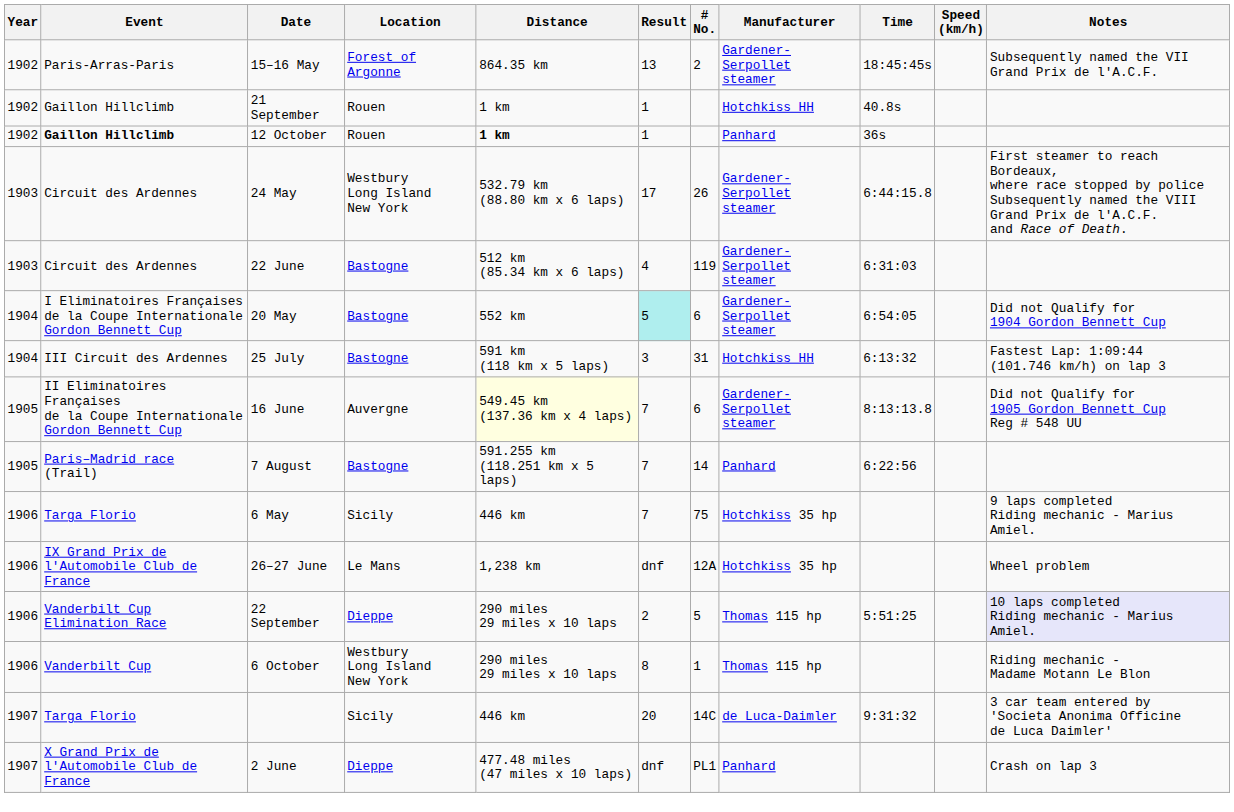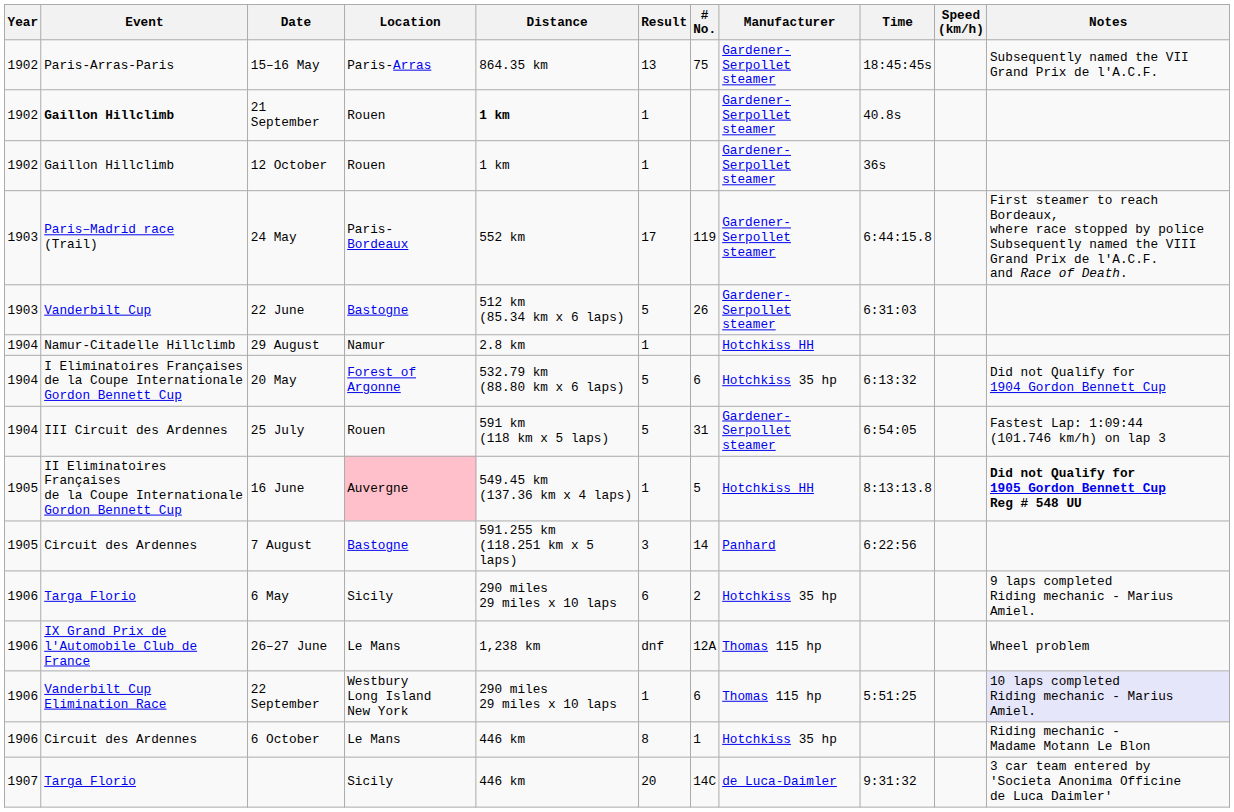(382, 65) Forest of Argonne -> (389, 65) Paris-Arras
(697, 65) 2 -> (701, 65) 75
(109, 108) normal -> (109, 115) bold
(494, 108) normal -> (494, 115) bold
(768, 108) Hotchkiss HH -> (757, 115) Gardener-Serpollet steamer
(109, 136) bold -> (109, 165) normal
(494, 136) bold -> (494, 165) normal
(749, 136) Panhard -> (757, 165) Gardener-Serpollet steamer
(121, 193) Circuit des Ardennes -> (109, 238) Paris–Madrid race (Trail)
(389, 193) Westbury Long Island New York -> (378, 238) Paris- Bordeaux
(552, 193) 532.79 km (88.80 km x 6 laps) -> (502, 238) 552 km
(701, 193) 26 -> (705, 238) 119
(121, 266) Circuit des Ardennes -> (98, 310) Vanderbilt Cup
(645, 266) 4 -> (645, 310) 5
(705, 266) 119 -> (701, 310) 26
+ row: (285, 345)
(378, 316) Bastogne -> (382, 381) Forest of Argonne
(502, 316) 552 km -> (552, 381) 532.79 km (88.80 km x 6 laps)
(645, 316) paleturquoise background -> (645, 381) no background
(757, 316) Gardener-Serpollet steamer -> (780, 381) Hotchkiss 35 hp
(890, 316) 6:54:05 -> (890, 381) 6:13:32
(378, 359) Bastogne -> (366, 431) Rouen
(645, 359) 3 -> (645, 431) 5
(768, 359) Hotchkiss HH -> (757, 431) Gardener-Serpollet steamer
(890, 359) 6:13:32 -> (890, 431) 6:54:05
(378, 409) no background -> (378, 488) pink background
(556, 409) lightyellow background -> (556, 488) no background
(645, 409) 7 -> (645, 488) 1
(697, 409) 6 -> (697, 488) 5
(757, 409) Gardener-Serpollet steamer -> (768, 488) Hotchkiss HH
(1078, 409) normal -> (1078, 488) bold
(109, 466) Paris–Madrid race (Trail) -> (121, 546) Circuit des Ardennes
(645, 466) 7 -> (645, 546) 3
(502, 517) 446 km -> (548, 596) 290 miles 29 miles x 10 laps
(645, 517) 7 -> (645, 596) 6
(701, 517) 75 -> (697, 596) 2
(780, 567) Hotchkiss 35 hp -> (772, 646) Thomas 115 hp
(370, 617) Dieppe -> (389, 696) Westbury Long Island New York
(645, 617) 2 -> (645, 696) 1
(697, 617) 5 -> (697, 696) 6
(98, 667) Vanderbilt Cup -> (121, 739) Circuit des Ardennes
(389, 667) Westbury Long Island New York -> (374, 739) Le Mans
(548, 667) 290 miles 29 miles x 10 laps -> (502, 739) 446 km
(772, 667) Thomas 115 hp -> (780, 739) Hotchkiss 35 hp
- row: (274, 767)
